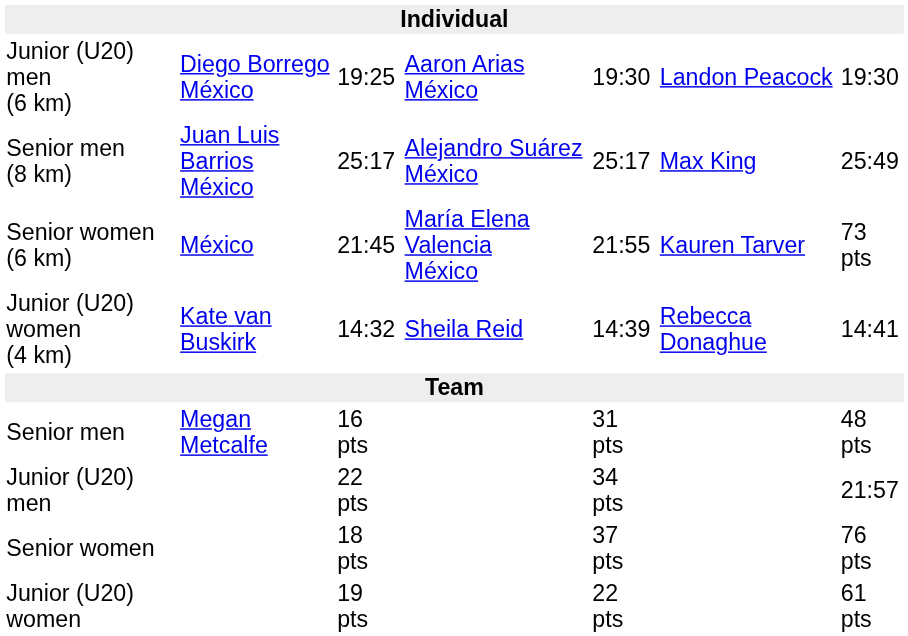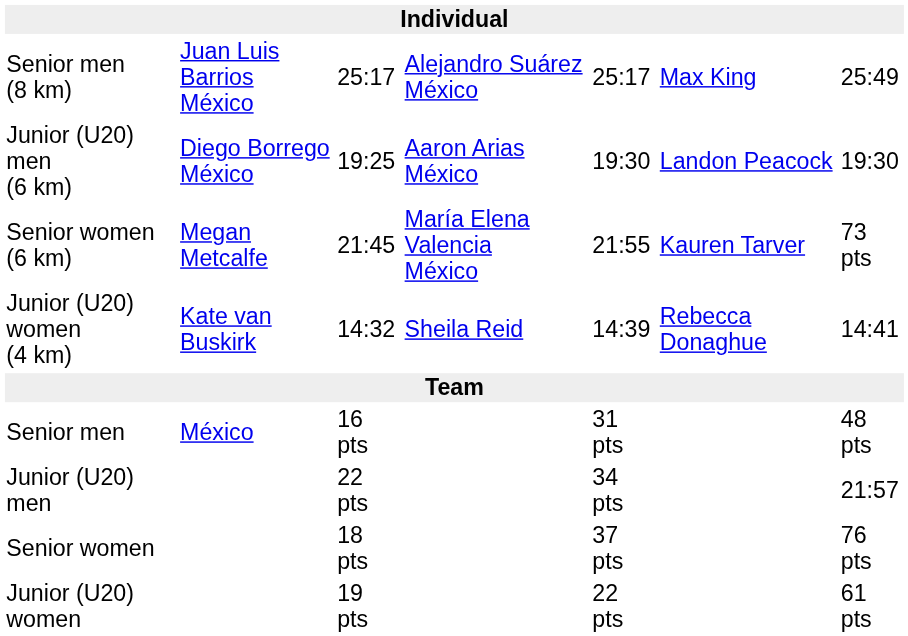rows swapped: (66, 161) <-> (70, 77)
(217, 245) México -> (224, 245) Megan Metcalfe
(224, 432) Megan Metcalfe -> (217, 432) México
